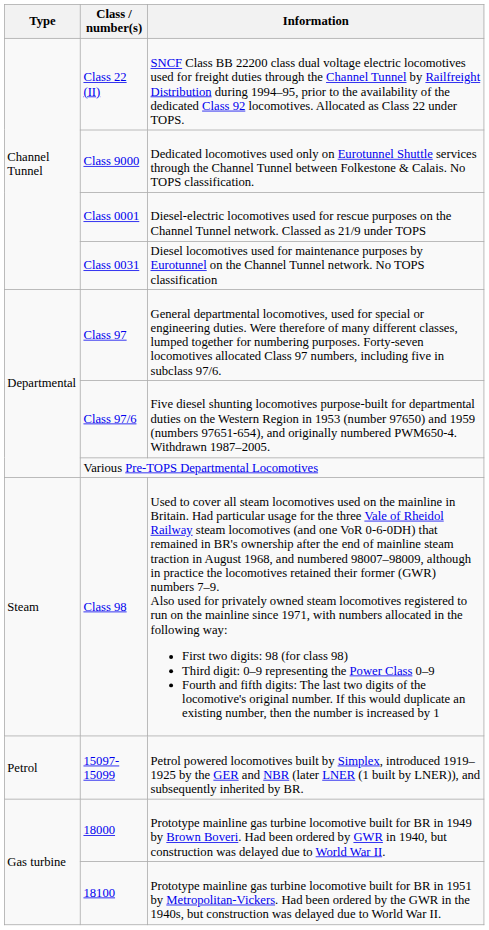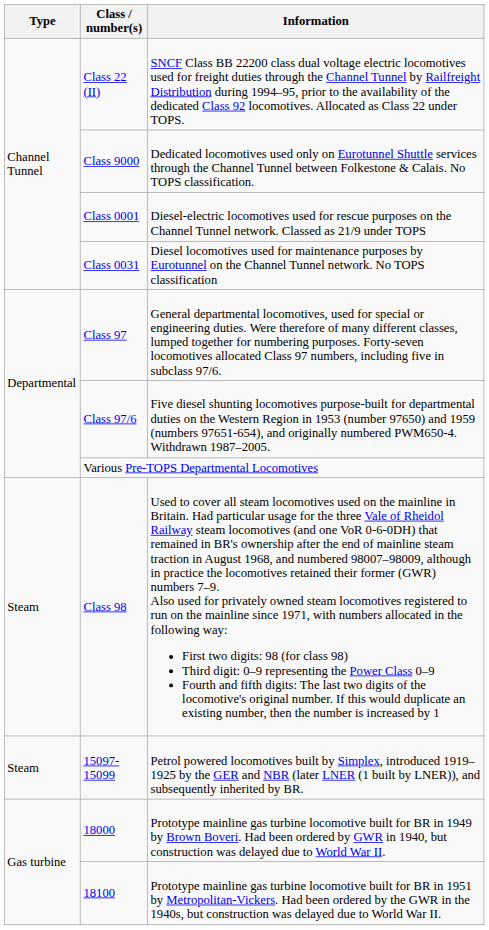(22, 767) Petrol -> (23, 767) Steam
